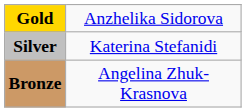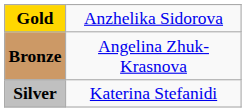rows swapped: (35, 45) <-> (35, 83)
